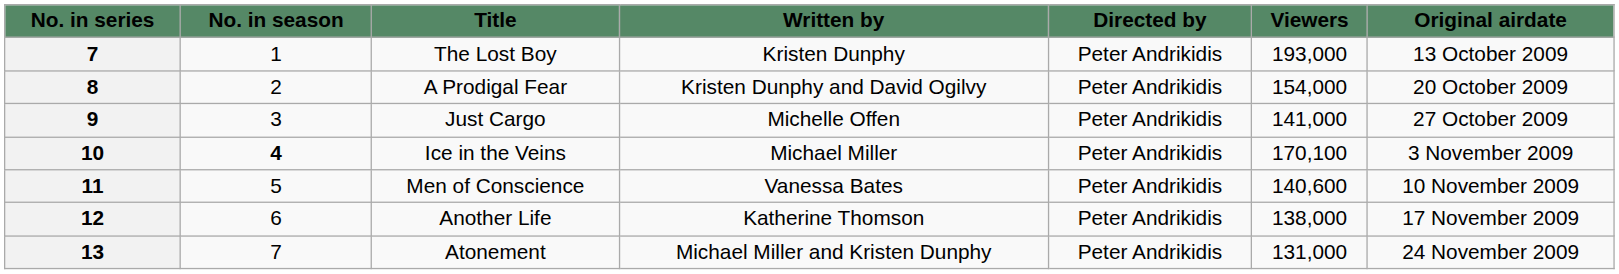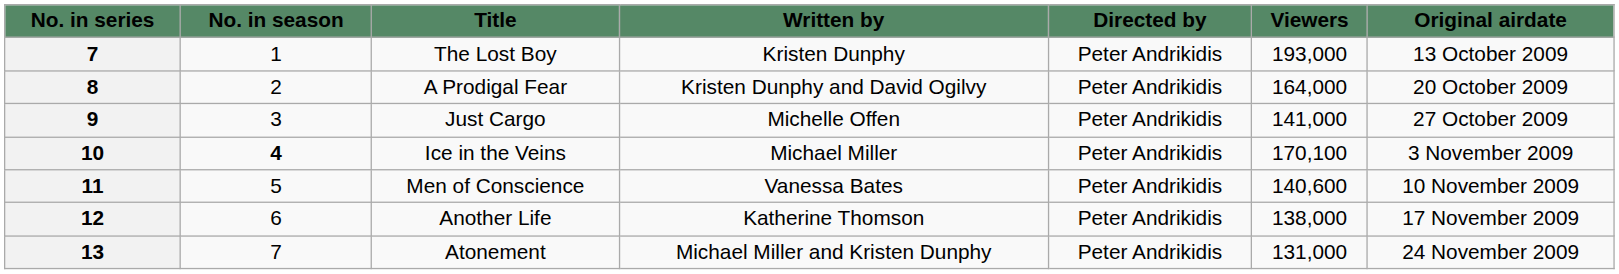(1310, 86) 154,000 -> (1310, 86) 164,000
